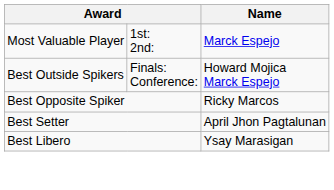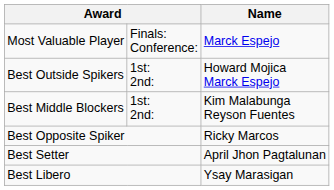(142, 41) 1st: 2nd: -> (164, 41) Finals: Conference:
(164, 75) Finals: Conference: -> (142, 75) 1st: 2nd:
+ row: (66, 108)
